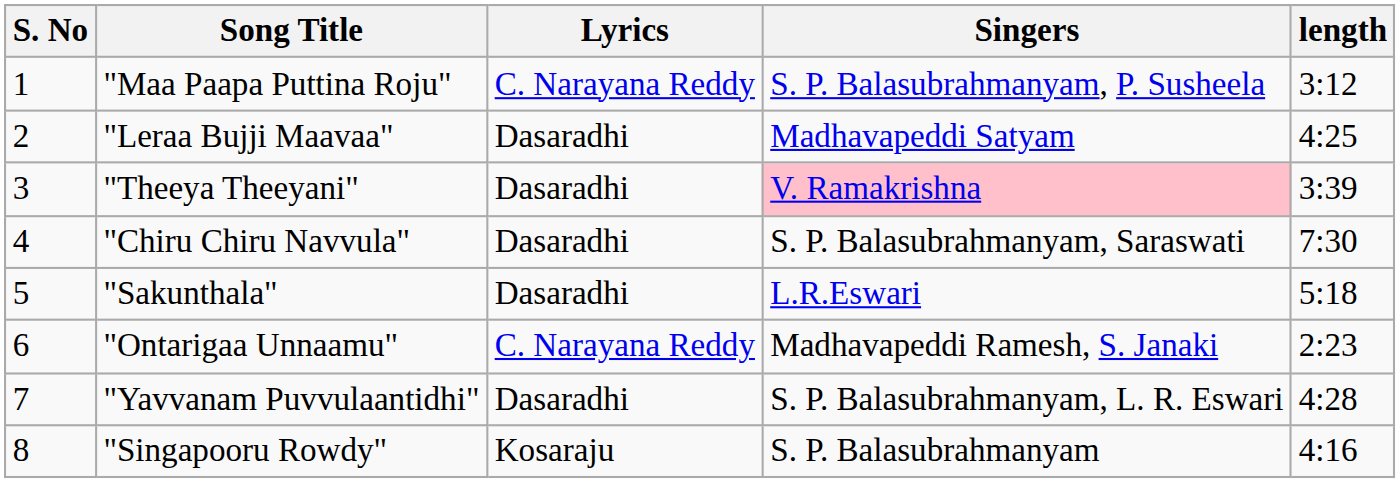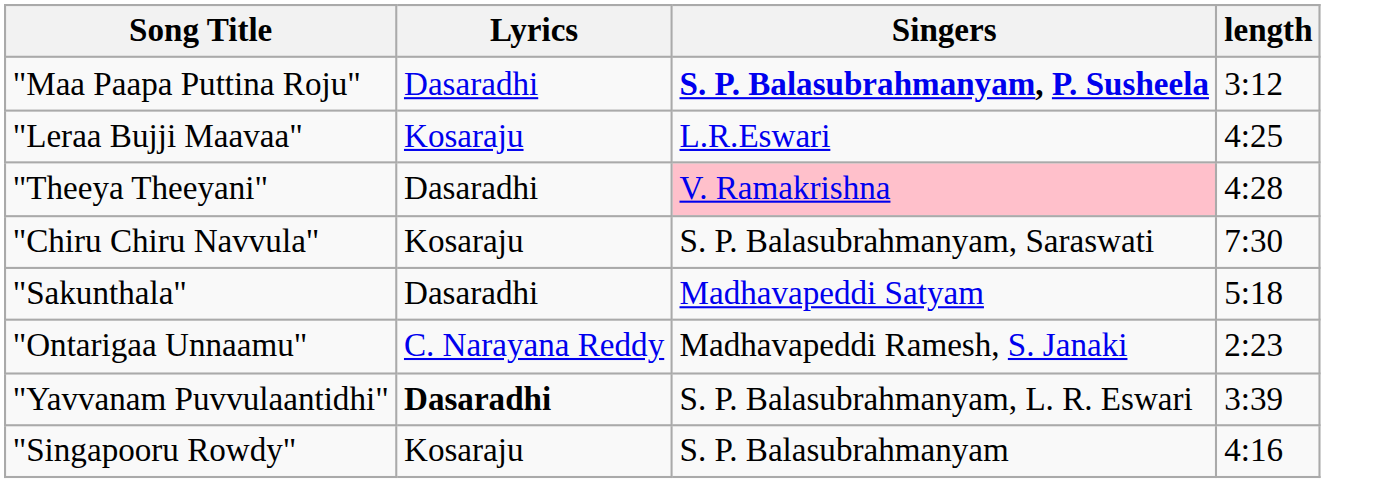- column: (50, 30)
(625, 83) C. Narayana Reddy -> (471, 83) Dasaradhi
(1018, 83) normal -> (944, 83) bold
(562, 135) Dasaradhi -> (464, 135) Kosaraju
(922, 135) Madhavapeddi Satyam -> (755, 135) L.R.Eswari
(1328, 188) 3:39 -> (1254, 188) 4:28
(562, 240) Dasaradhi -> (464, 240) Kosaraju
(846, 293) L.R.Eswari -> (832, 293) Madhavapeddi Satyam
(562, 398) normal -> (478, 398) bold
(1328, 398) 4:28 -> (1254, 398) 3:39
